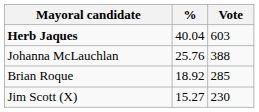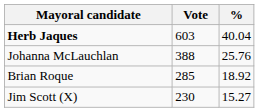columns swapped: (231, 14) <-> (190, 14)
